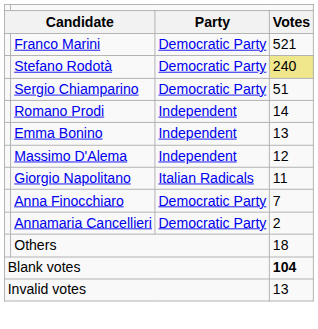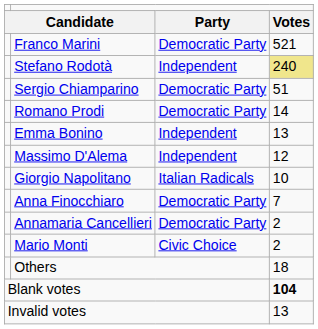(212, 66) Democratic Party -> (198, 66) Independent
(198, 111) Independent -> (212, 111) Democratic Party
(280, 178) 11 -> (281, 178) 10
+ row: (51, 245)
